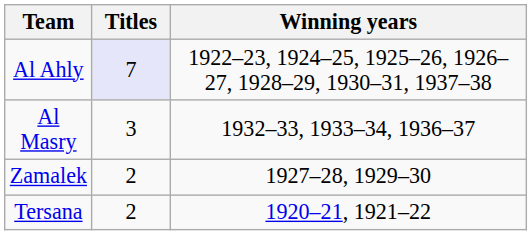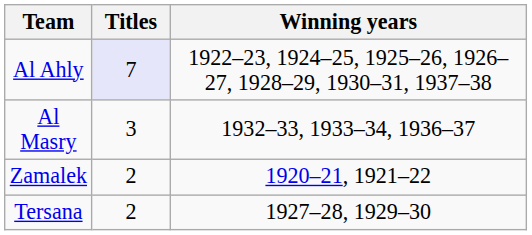(348, 176) 1927–28, 1929–30 -> (348, 176) 1920–21, 1921–22
(348, 211) 1920–21, 1921–22 -> (348, 211) 1927–28, 1929–30
